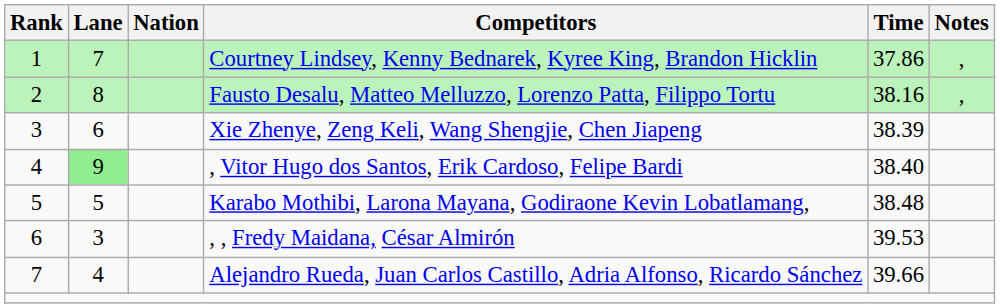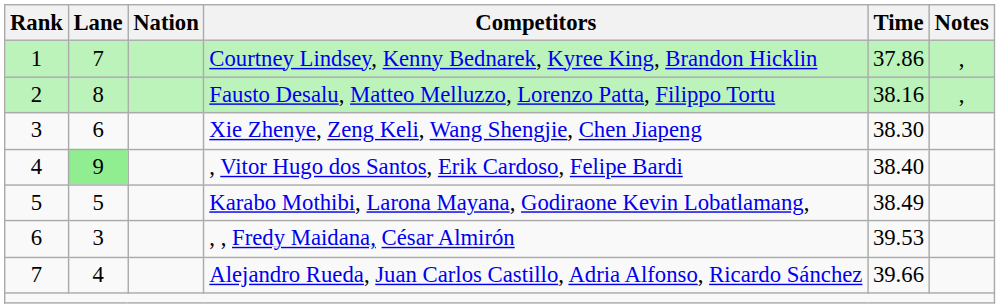(898, 130) 38.39 -> (898, 130) 38.30
(898, 202) 38.48 -> (898, 202) 38.49
